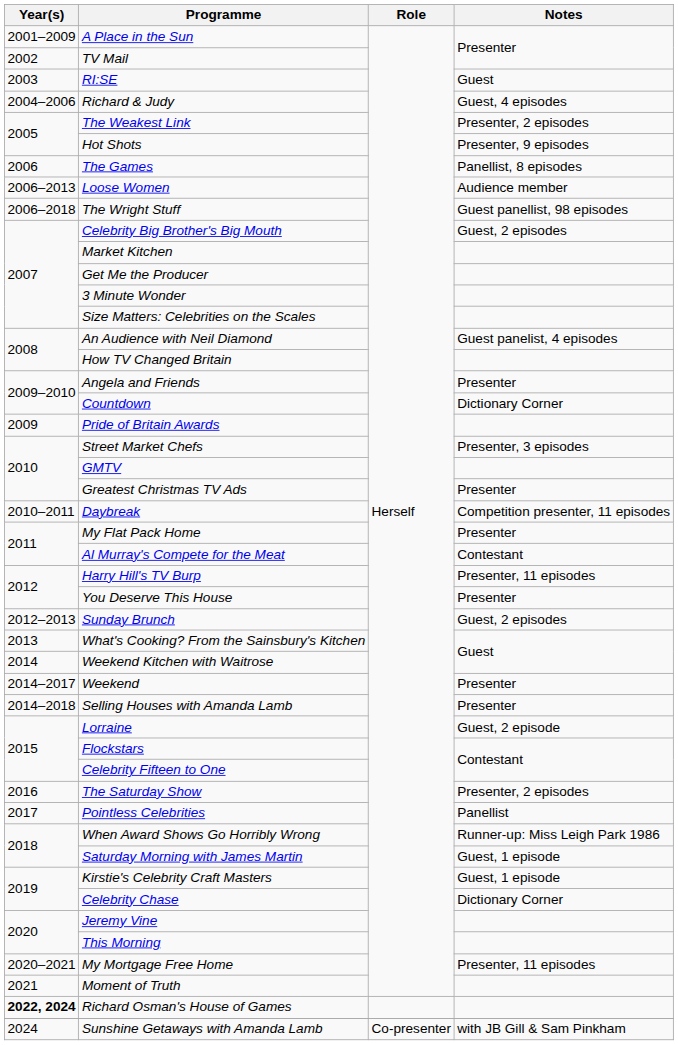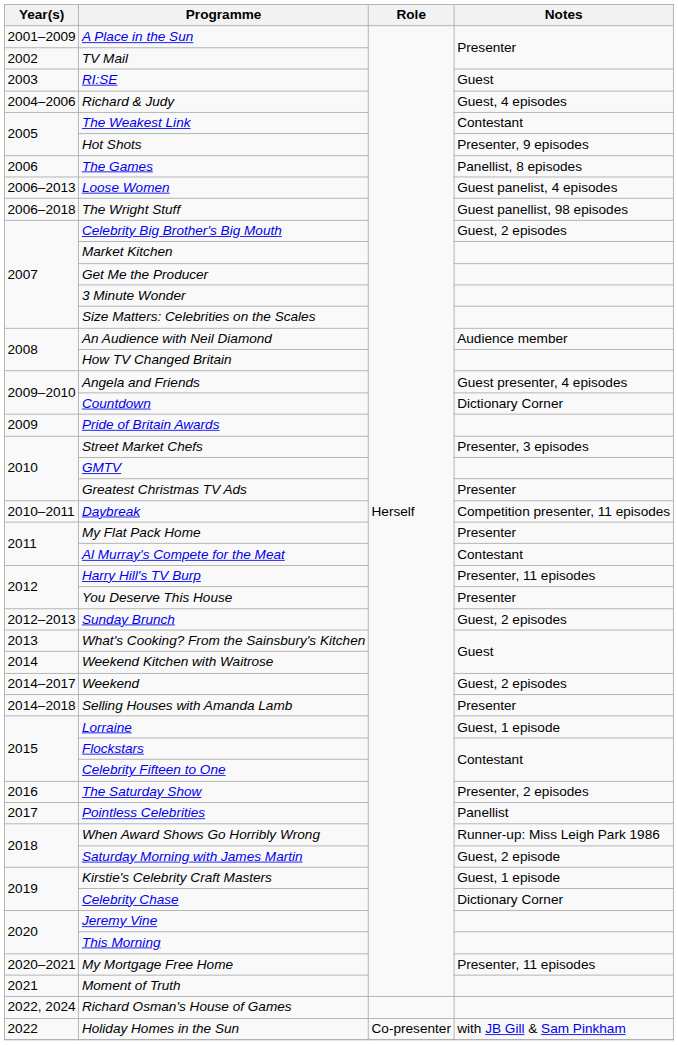(523, 123) Presenter, 2 episodes -> (490, 123) Contestant
(512, 187) Audience member -> (537, 187) Guest panelist, 4 episodes
(537, 338) Guest panelist, 4 episodes -> (512, 338) Audience member
(487, 381) Presenter -> (542, 381) Guest presenter, 4 episodes
(487, 683) Presenter -> (512, 683) Guest, 2 episodes
(509, 727) Guest, 2 episode -> (509, 727) Guest, 1 episode
(509, 856) Guest, 1 episode -> (509, 856) Guest, 2 episode
(42, 1007) bold -> (42, 1007) normal
+ row: (161, 1029)
- row: (202, 1029)
